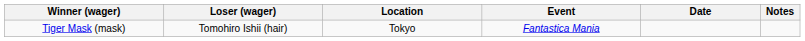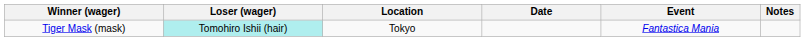columns swapped: (561, 12) <-> (701, 12)
(243, 28) no background -> (243, 28) paleturquoise background
